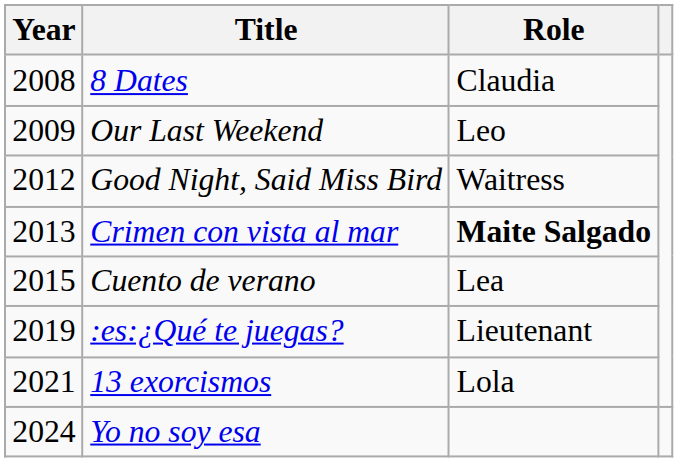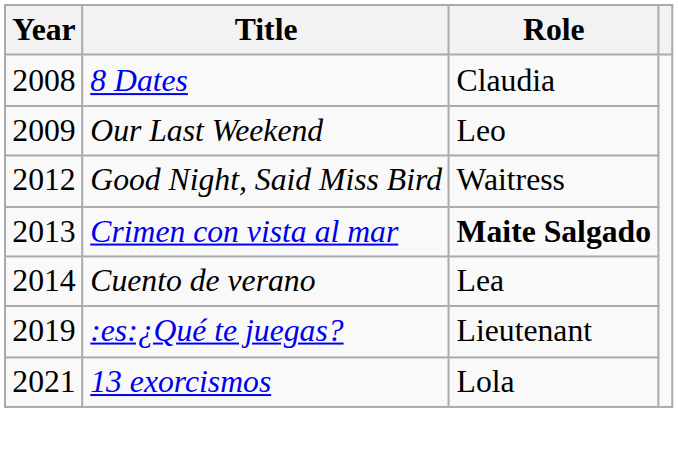(44, 280) 2015 -> (44, 280) 2014
- row: (175, 431)
